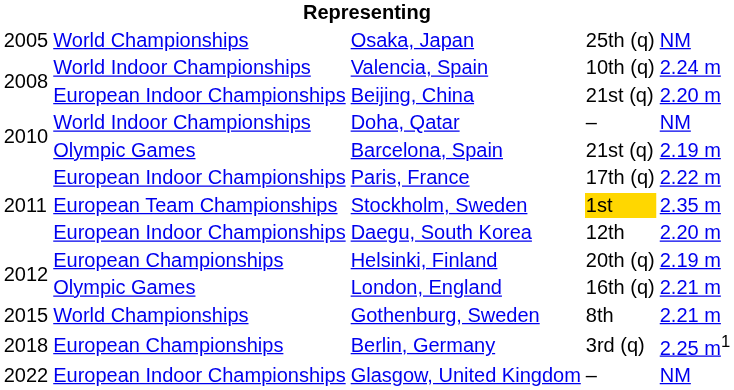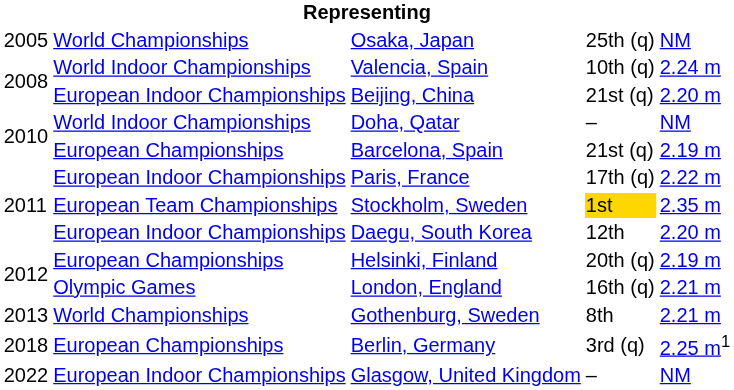(124, 150) Olympic Games -> (168, 150) European Championships
(26, 315) 2015 -> (26, 315) 2013
